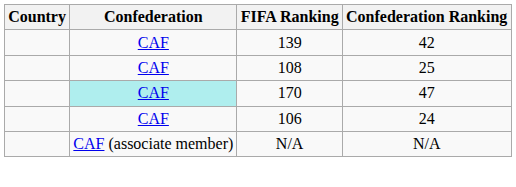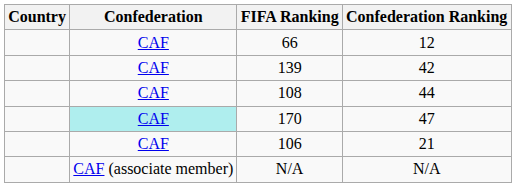+ row: (290, 42)
(427, 67) 25 -> (427, 93) 44
(427, 118) 24 -> (427, 144) 21
